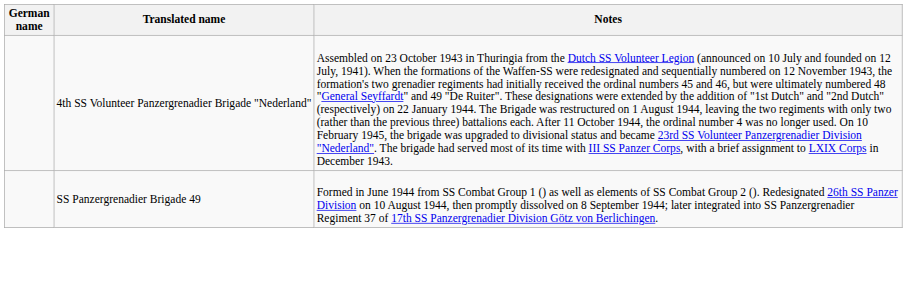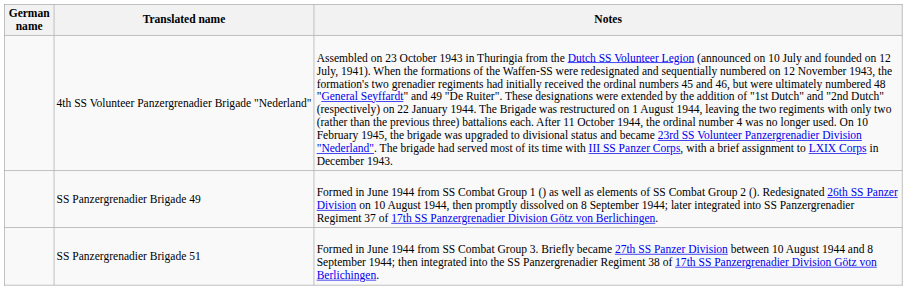+ row: (129, 256)
